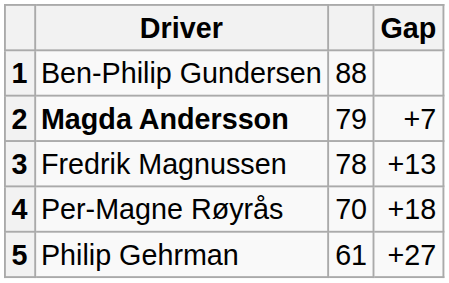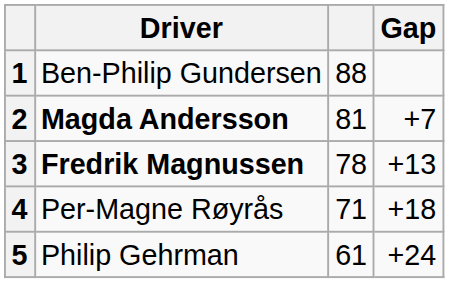(351, 119) 79 -> (351, 119) 81
(164, 164) normal -> (173, 164) bold
(351, 210) 70 -> (351, 210) 71
(412, 255) +27 -> (412, 255) +24
